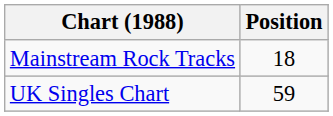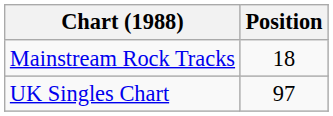(284, 93) 59 -> (284, 93) 97
